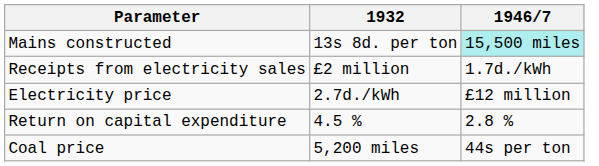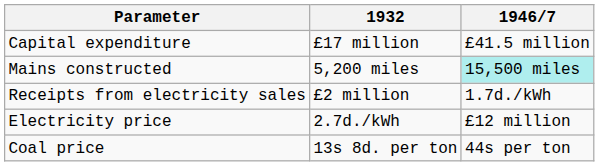+ row: (100, 44)
(385, 44) 13s 8d. per ton -> (366, 70) 5,200 miles
- row: (148, 122)
(366, 148) 5,200 miles -> (385, 148) 13s 8d. per ton
